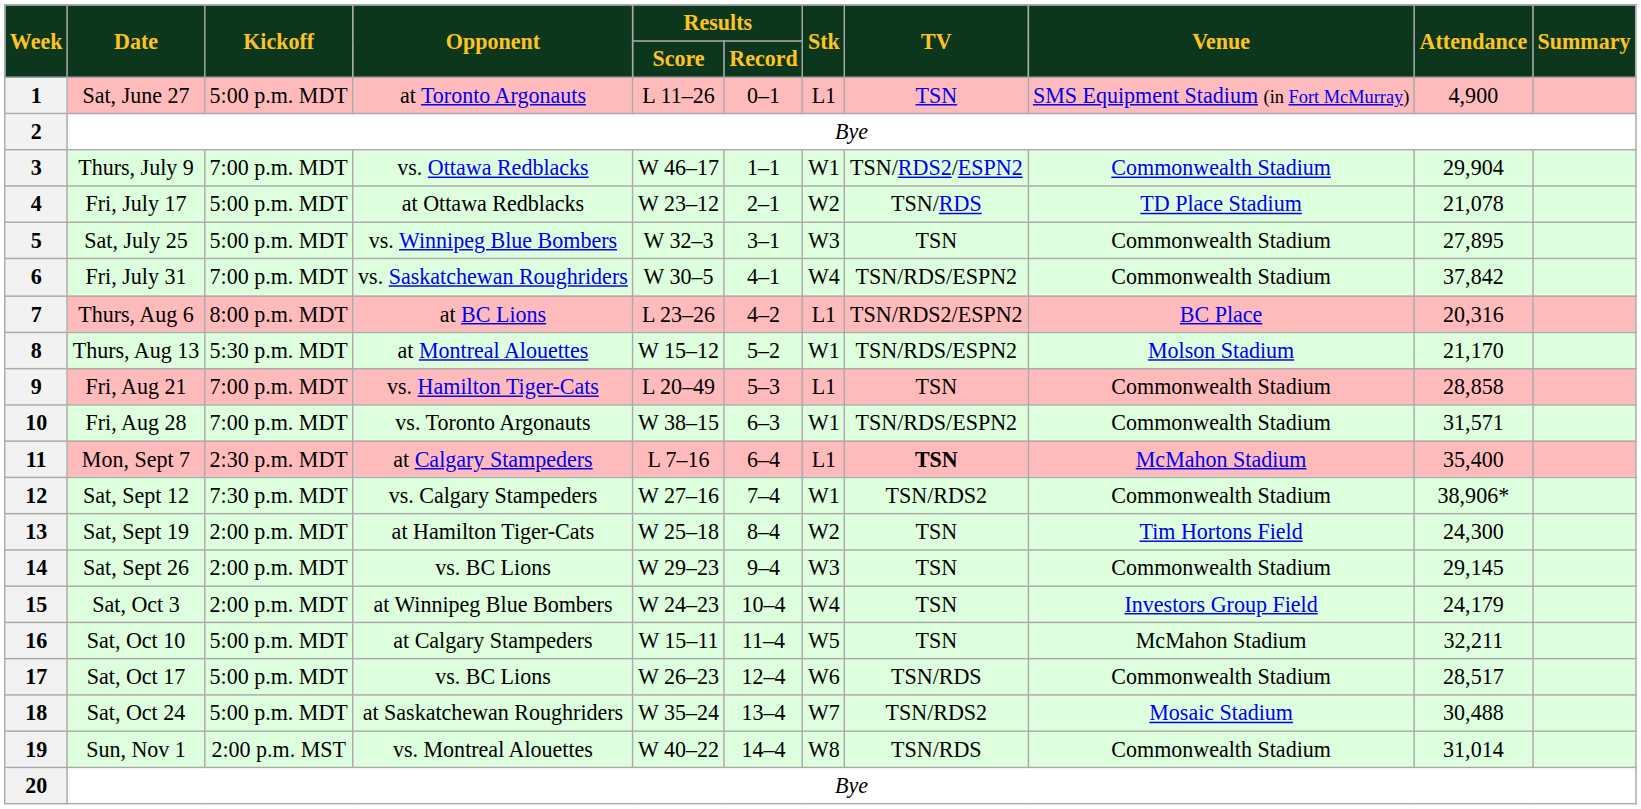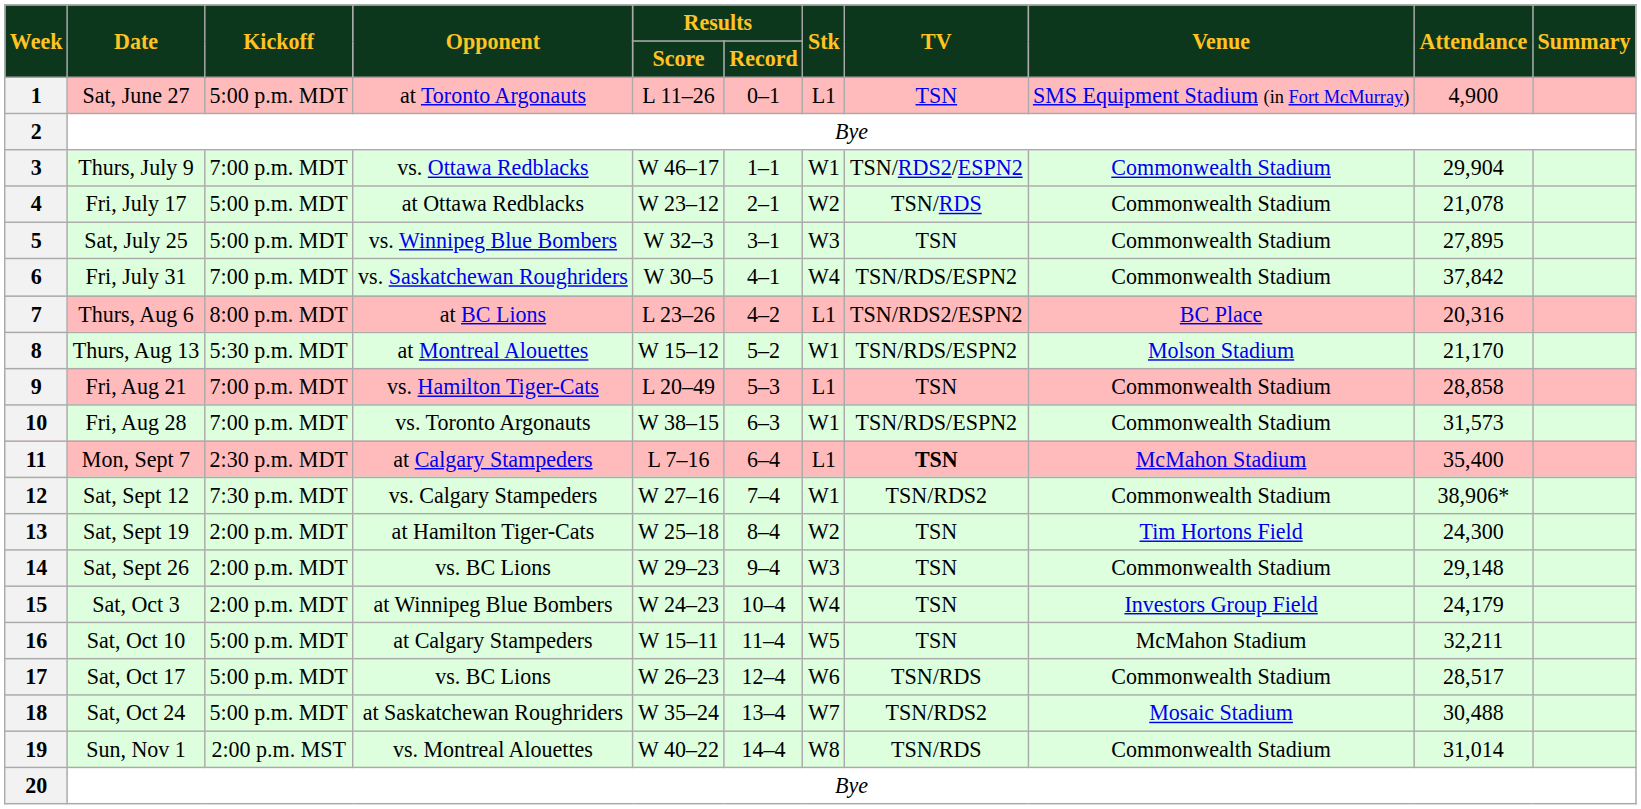(1221, 204) TD Place Stadium -> (1221, 204) Commonwealth Stadium
(1473, 422) 31,571 -> (1473, 422) 31,573
(1473, 567) 29,145 -> (1473, 567) 29,148
